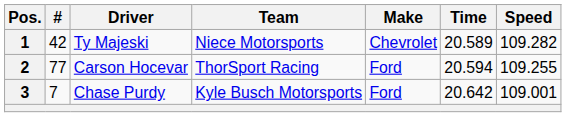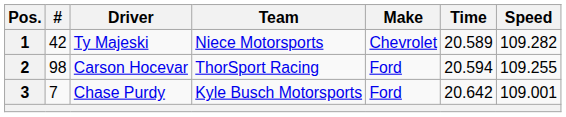(58, 67) 77 -> (58, 67) 98
